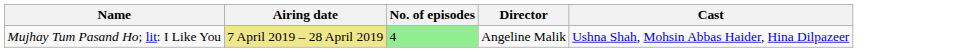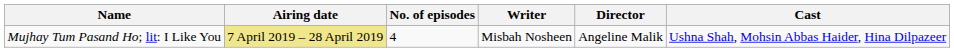+ column: (527, 15)
(393, 36) lightgreen background -> (393, 36) no background
